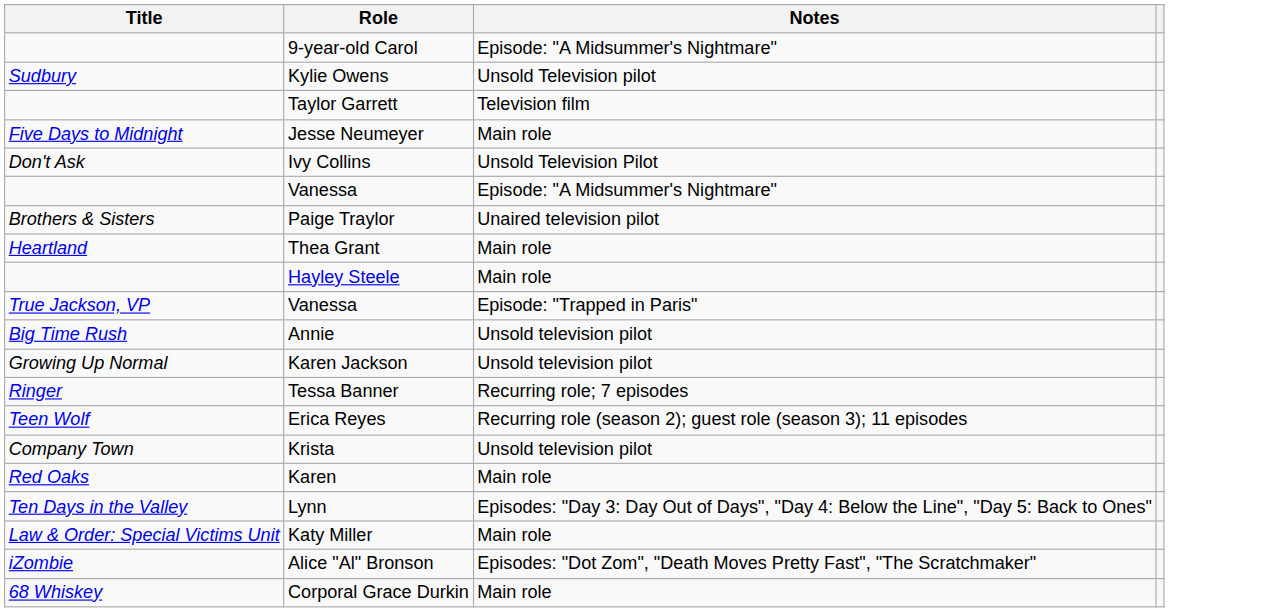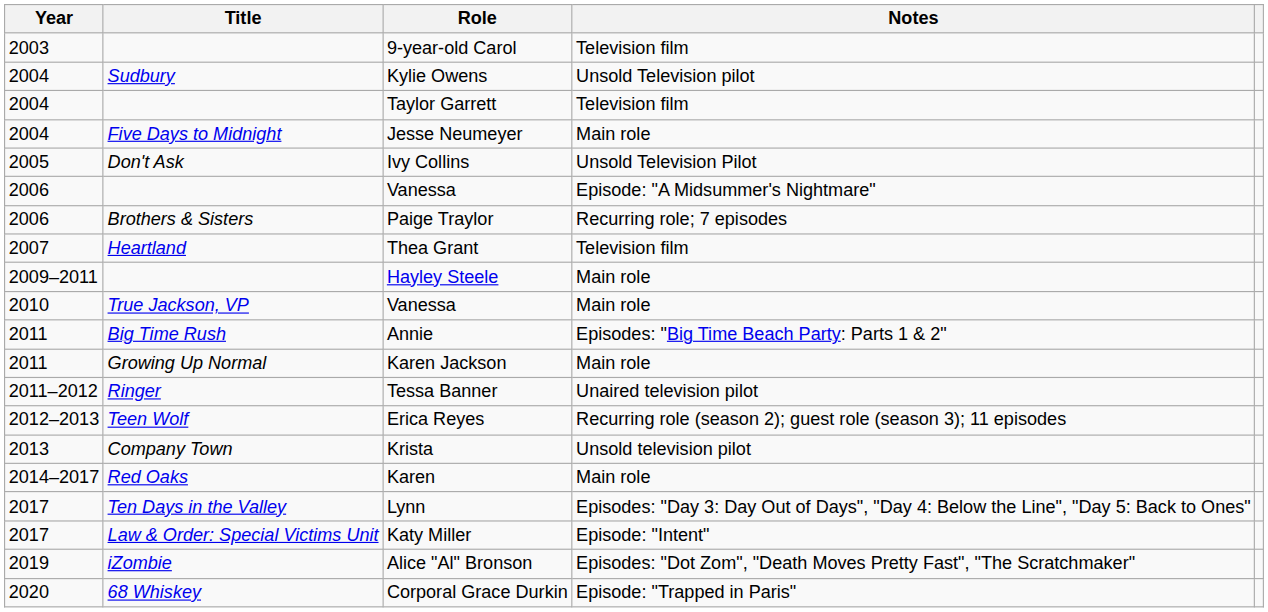+ column: (54, 18)
(627, 47) Episode: "A Midsummer's Nightmare" -> (632, 47) Television film
(568, 219) Unaired television pilot -> (682, 219) Recurring role; 7 episodes
(514, 248) Main role -> (632, 248) Television film
(587, 305) Episode: "Trapped in Paris" -> (613, 305) Main role
(565, 334) Unsold television pilot -> (761, 334) Episodes: "Big Time Beach Party: Parts 1 & 2"
(565, 362) Unsold television pilot -> (613, 362) Main role
(583, 391) Recurring role; 7 episodes -> (667, 391) Unaired television pilot
(514, 534) Main role -> (643, 534) Episode: "Intent"
(514, 592) Main role -> (686, 592) Episode: "Trapped in Paris"
